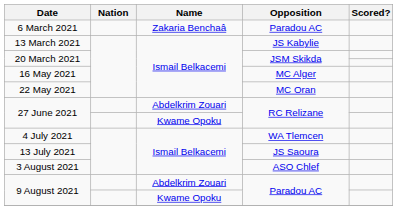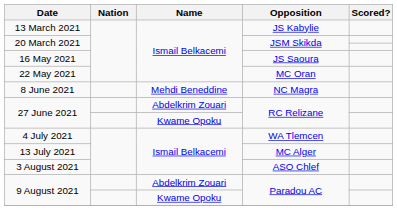- row: (47, 28)
(296, 74) MC Alger -> (296, 59) JS Saoura
+ row: (47, 90)
(296, 152) JS Saoura -> (296, 152) MC Alger
